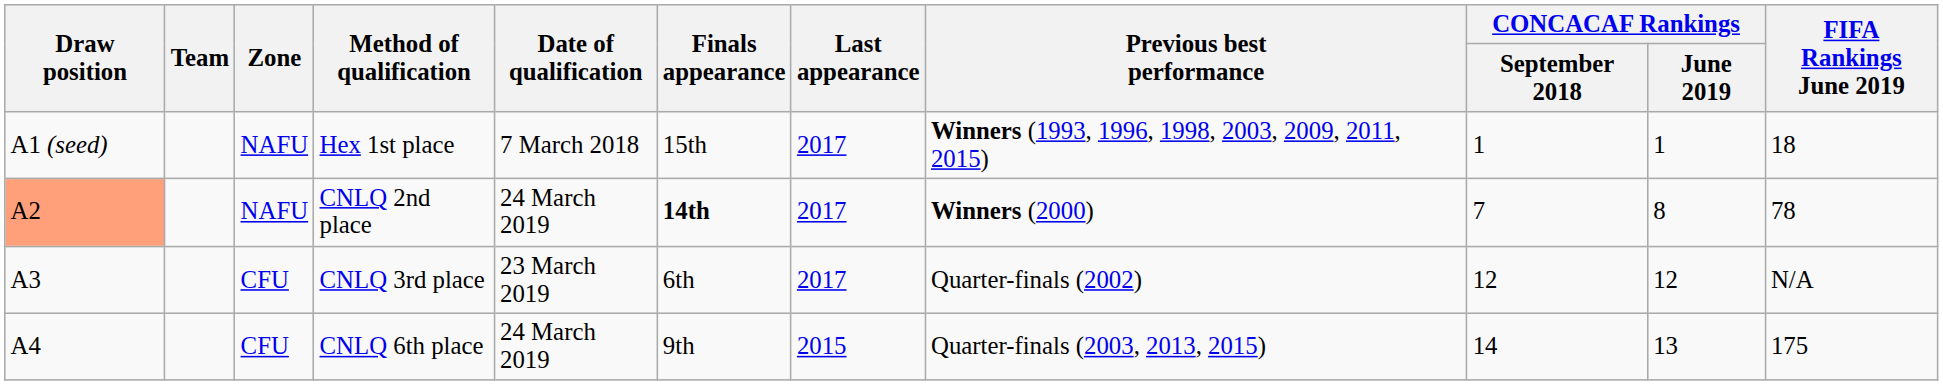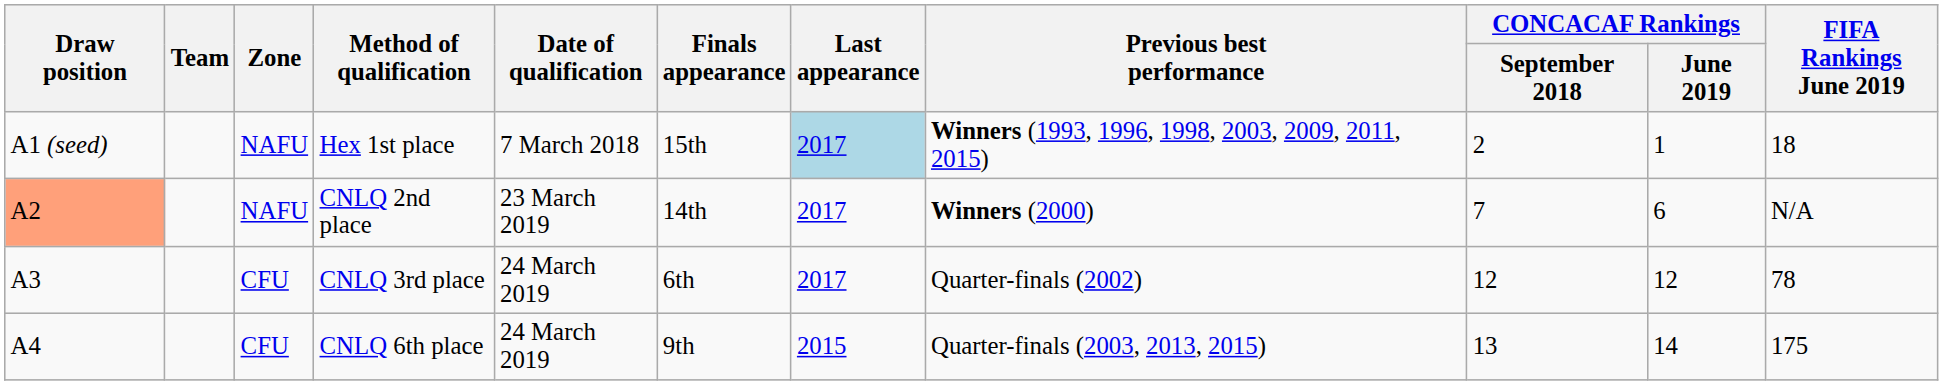(822, 144) no background -> (822, 144) lightblue background
(1479, 144) 1 -> (1479, 144) 2
(548, 211) 24 March 2019 -> (548, 211) 23 March 2019
(686, 211) bold -> (685, 211) normal
(1659, 211) 8 -> (1659, 211) 6
(1783, 211) 78 -> (1792, 211) N/A
(548, 279) 23 March 2019 -> (548, 279) 24 March 2019
(1792, 279) N/A -> (1783, 279) 78
(1485, 346) 14 -> (1485, 346) 13
(1666, 346) 13 -> (1666, 346) 14
